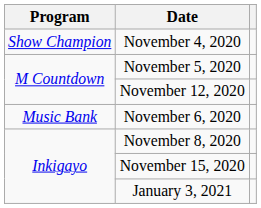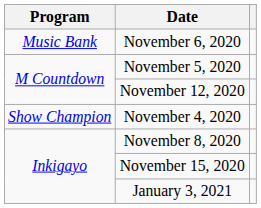rows swapped: (182, 41) <-> (182, 116)
